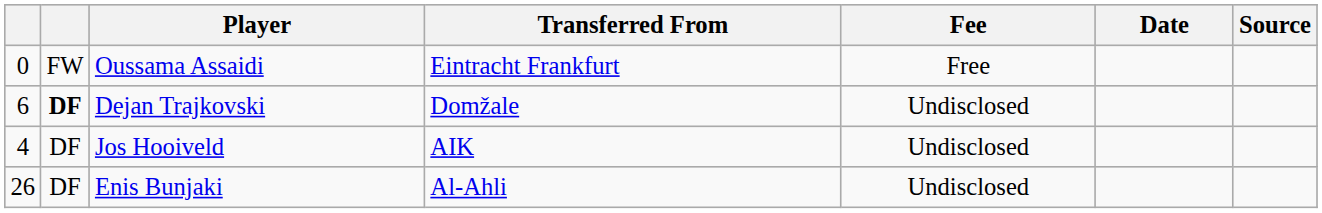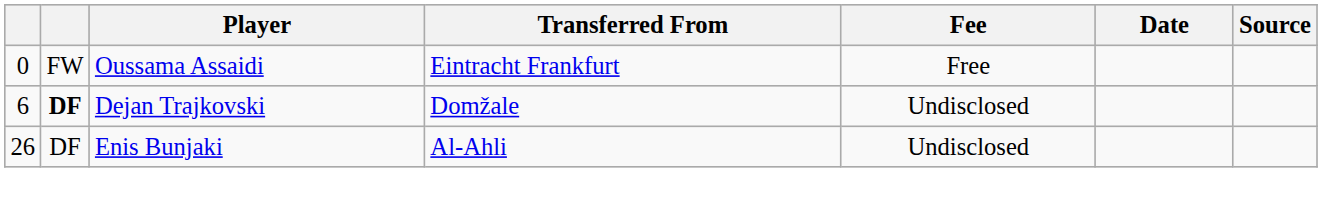- row: (160, 146)
